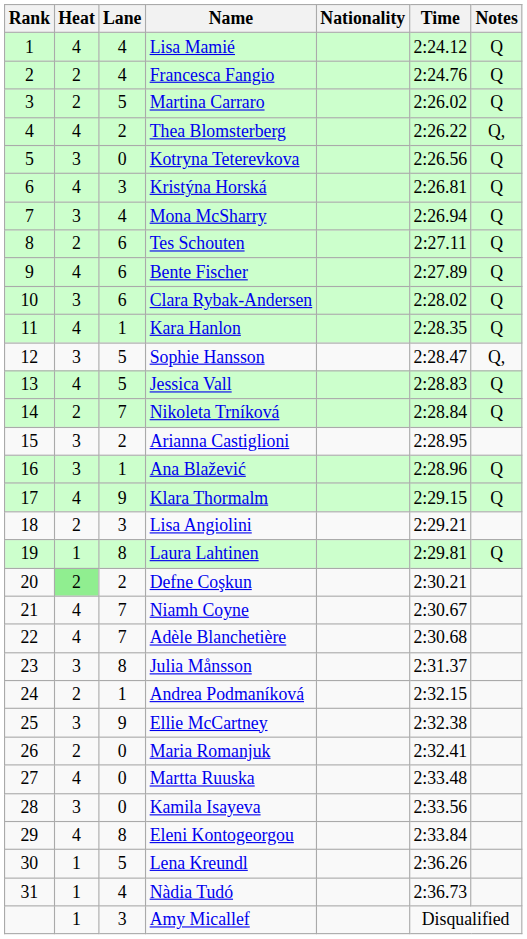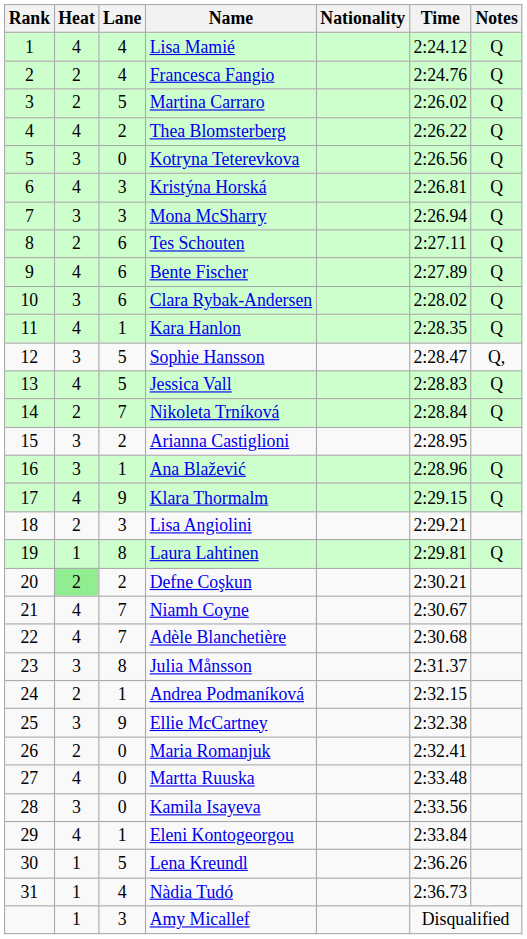(497, 131) Q, -> (497, 131) Q
(122, 215) 4 -> (122, 215) 3
(122, 835) 8 -> (122, 835) 1
